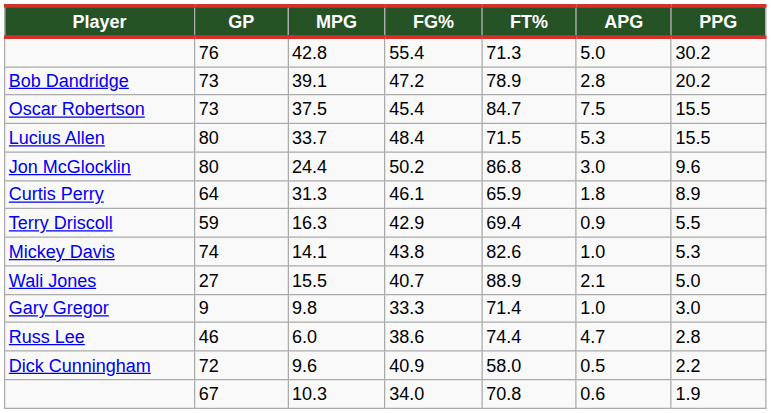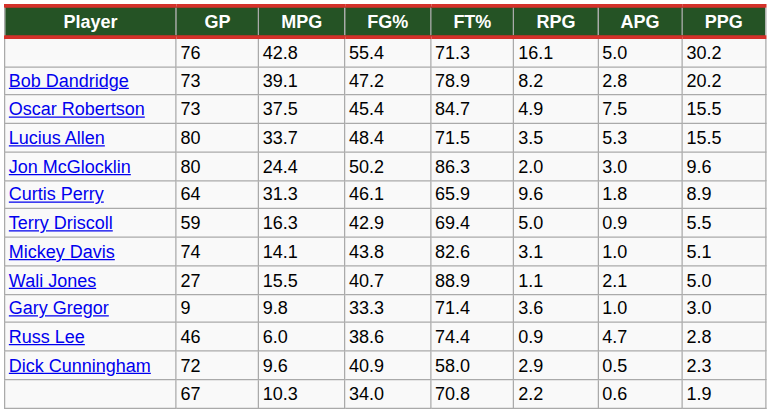+ column: (556, 22)
(504, 166) 86.8 -> (453, 166) 86.3
(688, 252) 5.3 -> (699, 252) 5.1
(688, 365) 2.2 -> (699, 365) 2.3
